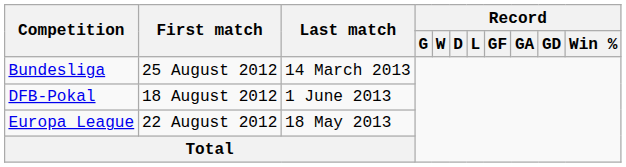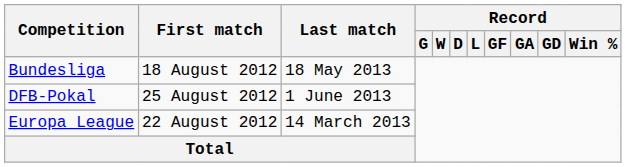(210, 70) 25 August 2012 -> (210, 70) 18 August 2012
(348, 70) 14 March 2013 -> (338, 70) 18 May 2013
(210, 97) 18 August 2012 -> (210, 97) 25 August 2012
(338, 123) 18 May 2013 -> (348, 123) 14 March 2013
